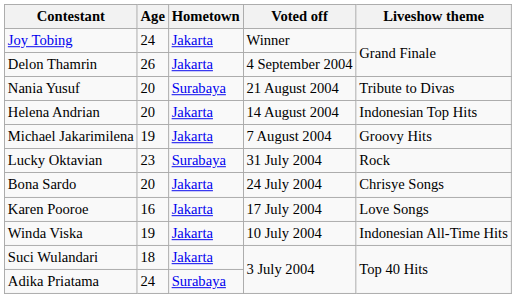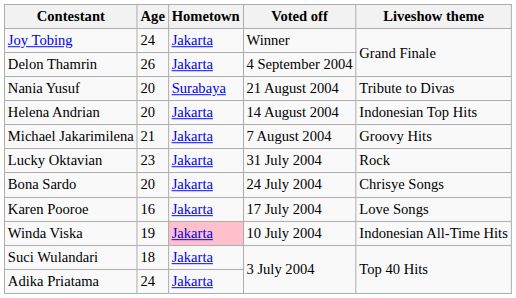(148, 137) 19 -> (148, 137) 21
(199, 161) Surabaya -> (192, 161) Jakarta
(192, 233) no background -> (192, 233) pink background
(199, 281) Surabaya -> (192, 281) Jakarta
